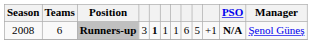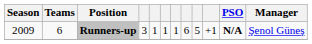(23, 30) 2008 -> (23, 30) 2009
(155, 30) bold -> (155, 30) normal
